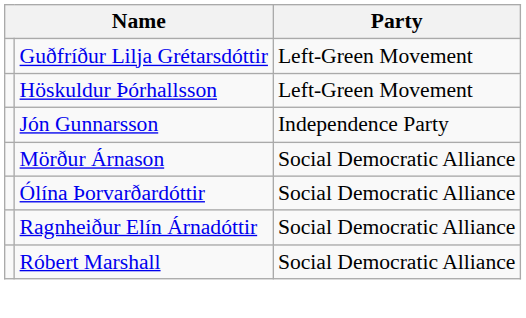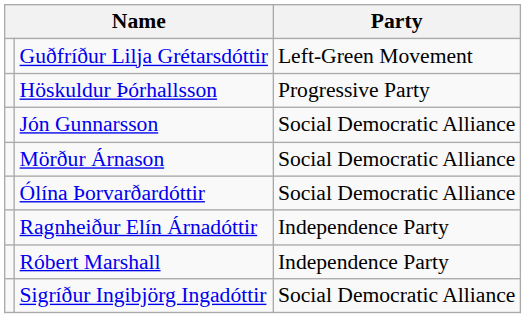(375, 90) Left-Green Movement -> (354, 90) Progressive Party
(363, 124) Independence Party -> (397, 124) Social Democratic Alliance
(397, 227) Social Democratic Alliance -> (363, 227) Independence Party
(397, 261) Social Democratic Alliance -> (363, 261) Independence Party
+ row: (143, 295)
